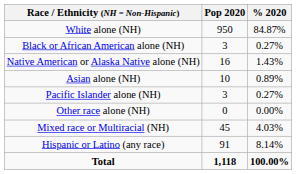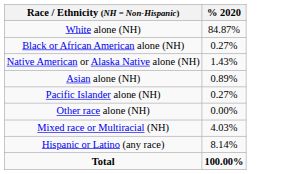- column: (225, 12)
